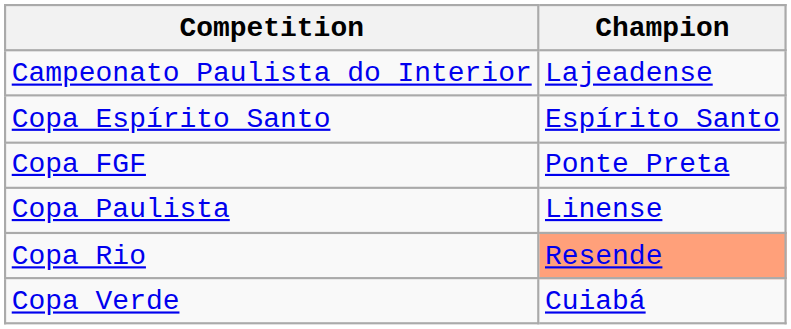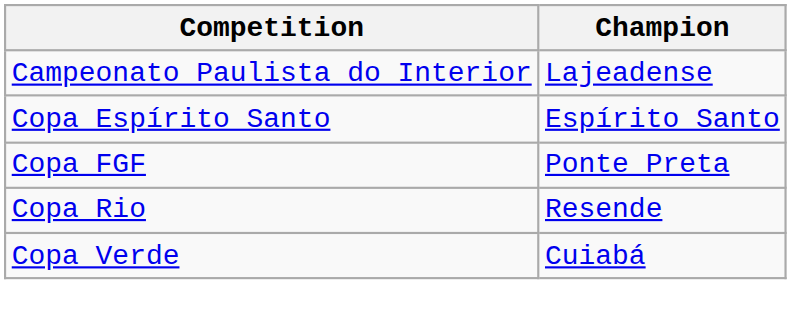- row: (121, 210)
(604, 256) lightsalmon background -> (604, 210) no background
